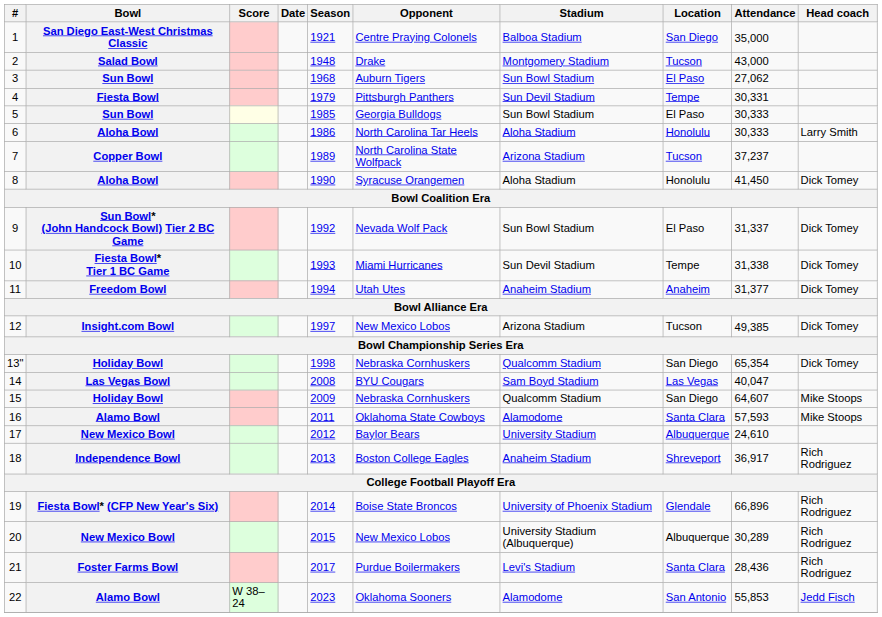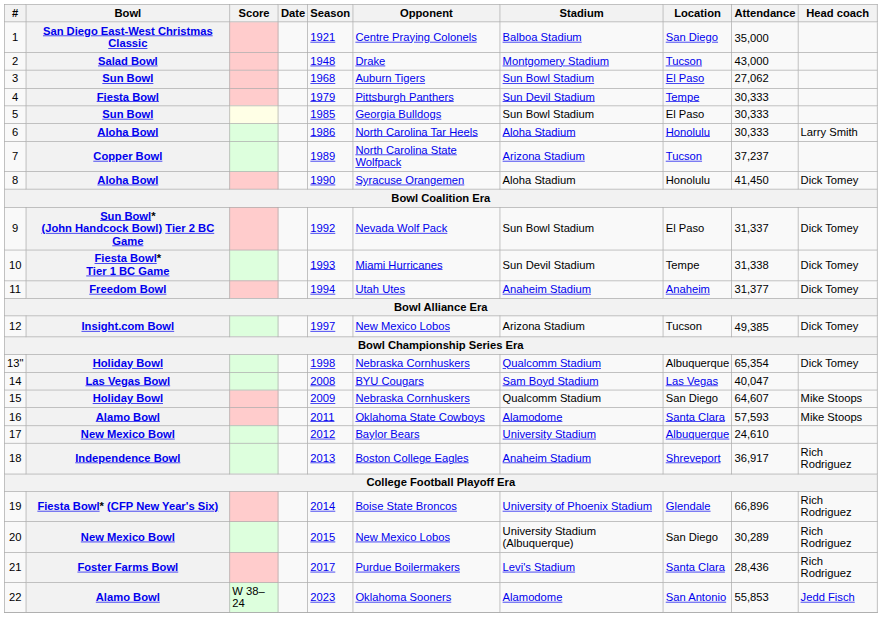(752, 97) 30,331 -> (752, 97) 30,333
(692, 363) San Diego -> (698, 363) Albuquerque
(698, 537) Albuquerque -> (692, 537) San Diego
